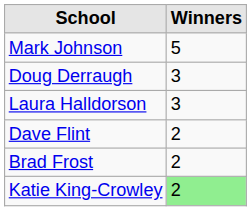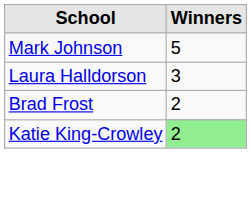- row: (71, 76)
- row: (49, 133)
